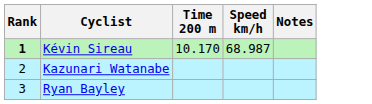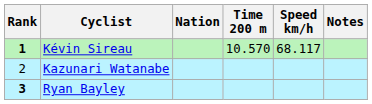+ column: (198, 22)
(198, 49) 10.170 -> (248, 49) 10.570
(248, 49) 68.987 -> (299, 49) 68.117
(22, 89) normal -> (22, 89) bold
